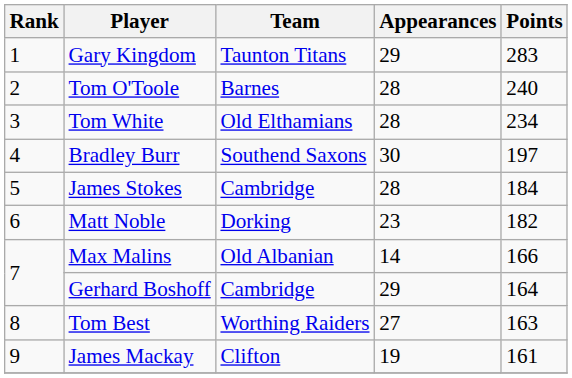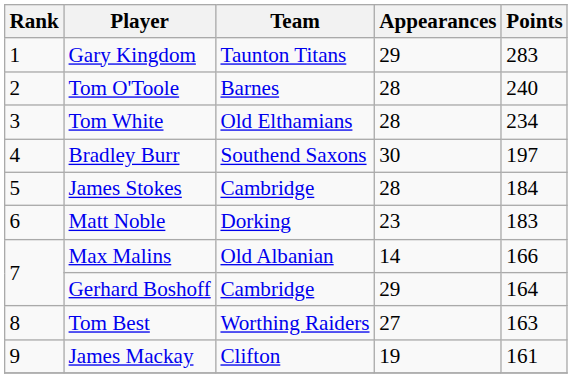(522, 222) 182 -> (522, 222) 183
